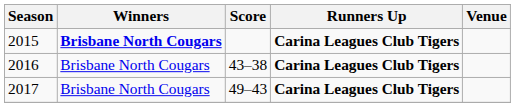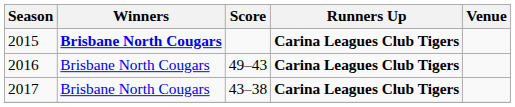(248, 65) 43–38 -> (248, 65) 49–43
(248, 89) 49–43 -> (248, 89) 43–38
